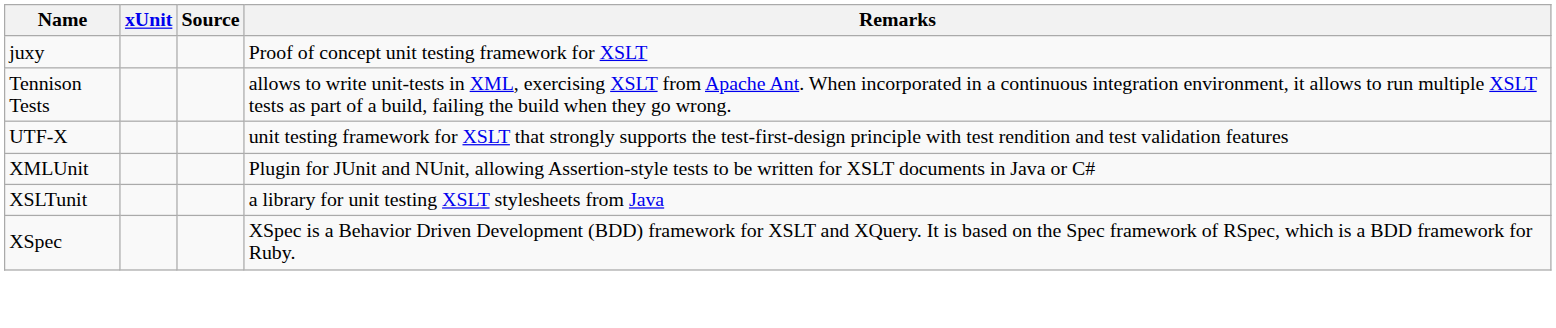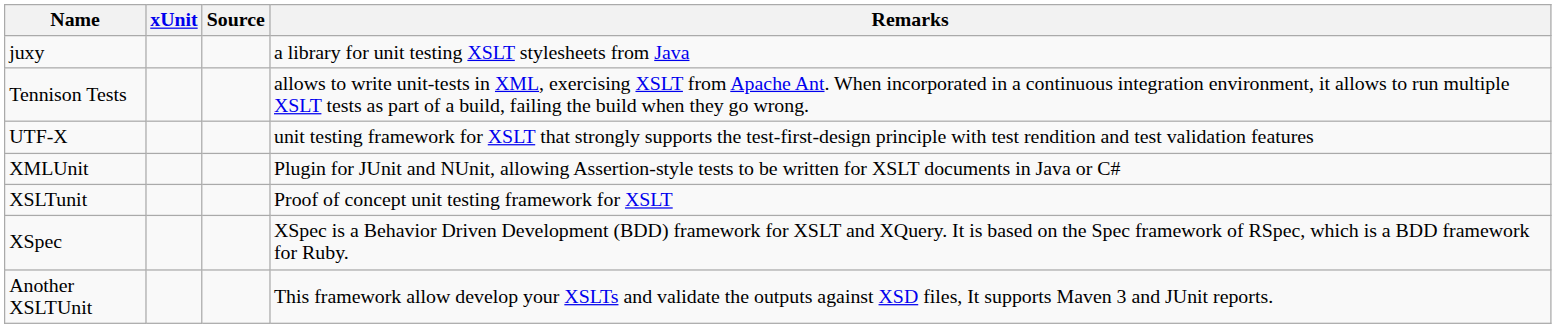(448, 51) Proof of concept unit testing framework for XSLT -> (482, 51) a library for unit testing XSLT stylesheets from Java
(456, 199) a library for unit testing XSLT stylesheets from Java -> (473, 199) Proof of concept unit testing framework for XSLT
+ row: (51, 296)
